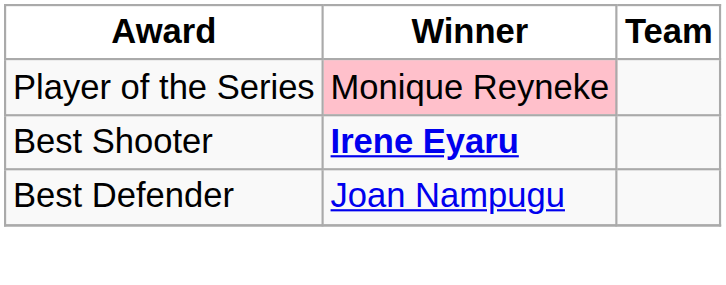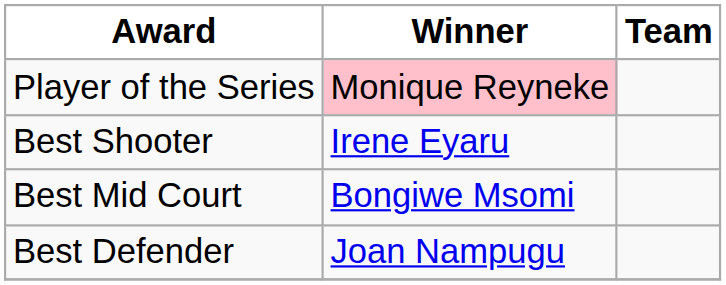(425, 141) bold -> (420, 141) normal
+ row: (127, 196)
